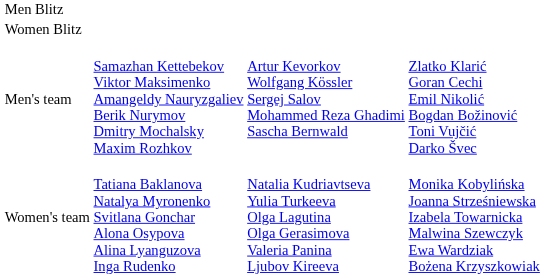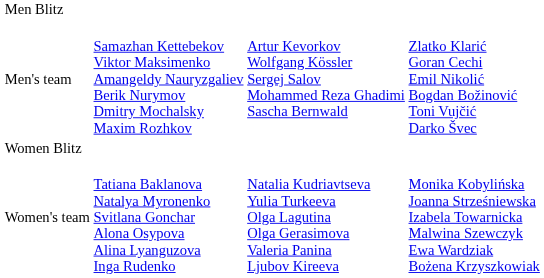rows swapped: (43, 29) <-> (38, 99)
